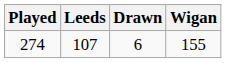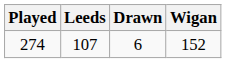(193, 44) 155 -> (193, 44) 152
